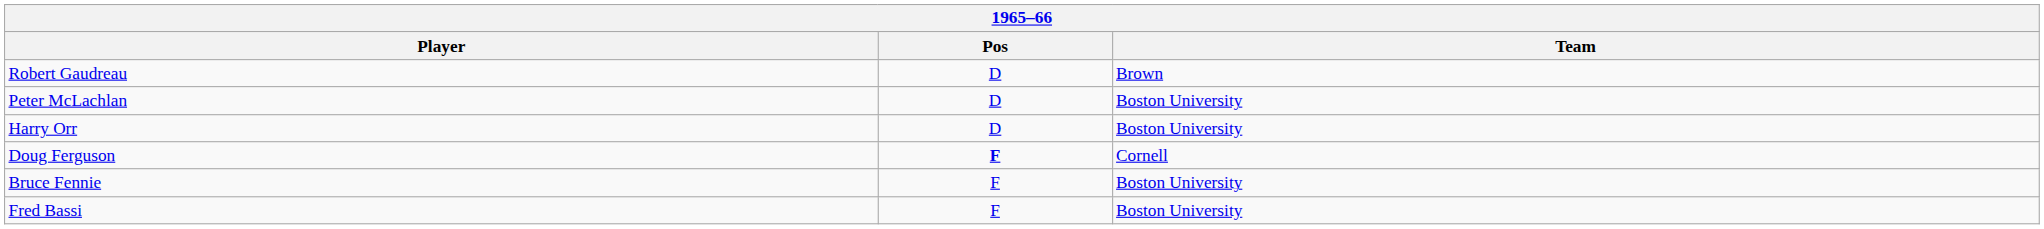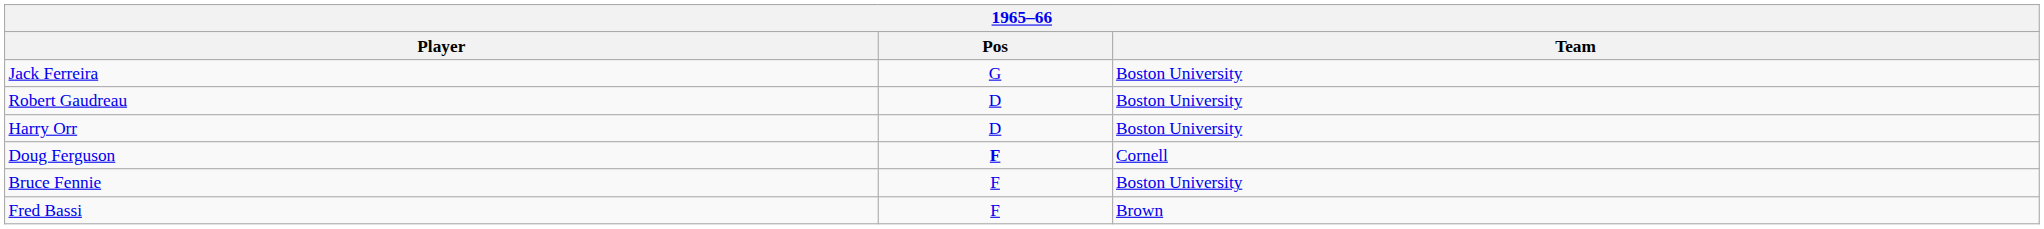+ row: (53, 73)
(1140, 73) Brown -> (1179, 100) Boston University
- row: (68, 100)
(1179, 210) Boston University -> (1140, 210) Brown
